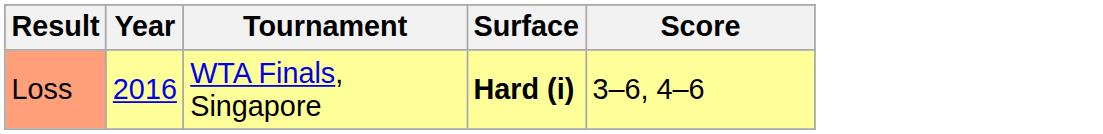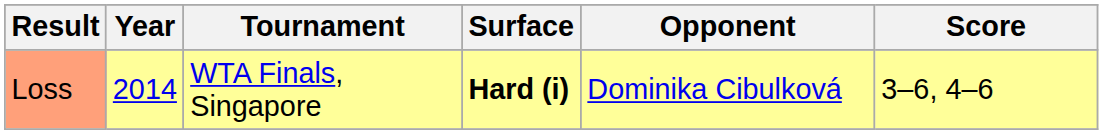+ column: (728, 27)
(145, 89) 2016 -> (145, 89) 2014
